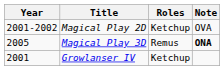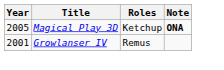- row: (104, 27)
(165, 42) Remus -> (142, 27) Ketchup
(170, 58) Ketchup -> (137, 42) Remus
